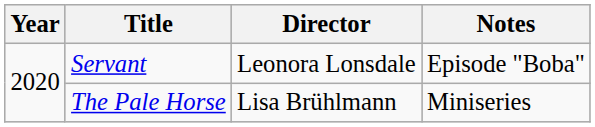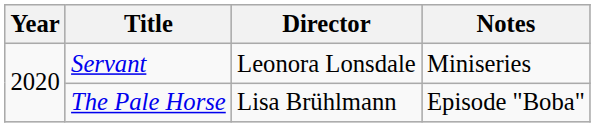(506, 63) Episode "Boba" -> (479, 63) Miniseries
(479, 102) Miniseries -> (506, 102) Episode "Boba"
